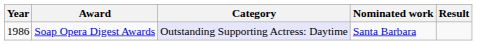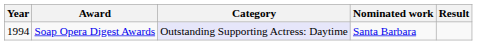(18, 31) 1986 -> (18, 31) 1994
